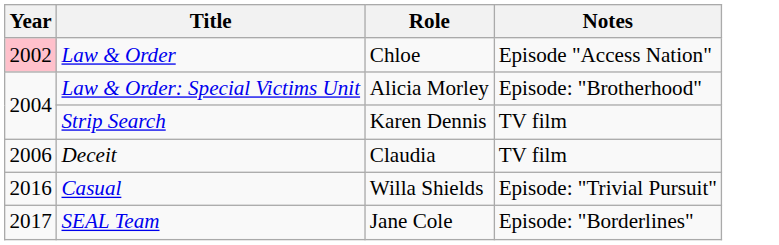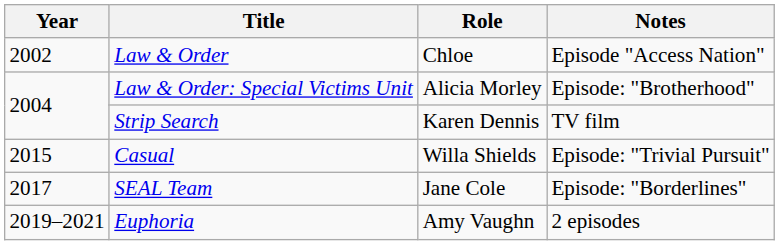(31, 54) pink background -> (31, 54) no background
- row: (89, 155)
(31, 188) 2016 -> (31, 155) 2015
+ row: (154, 222)
